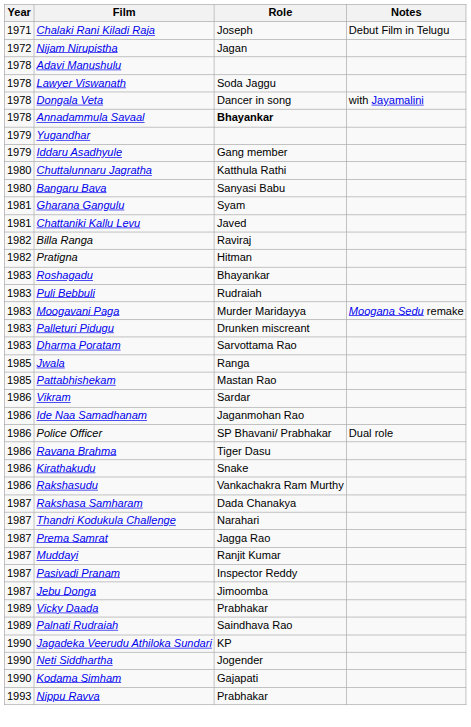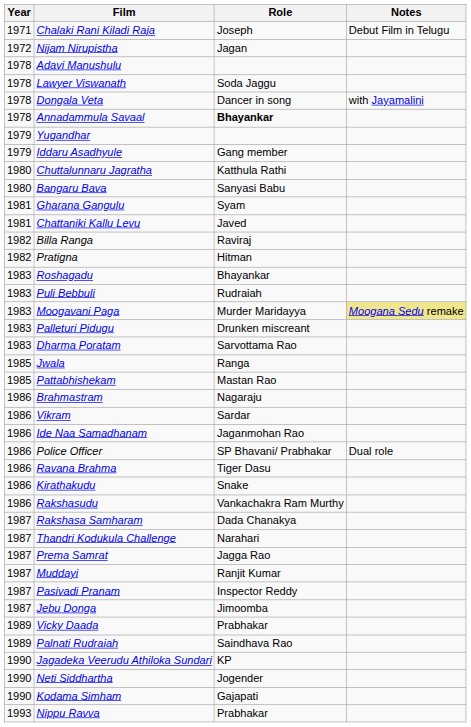(406, 310) no background -> (406, 310) khaki background
+ row: (70, 398)
